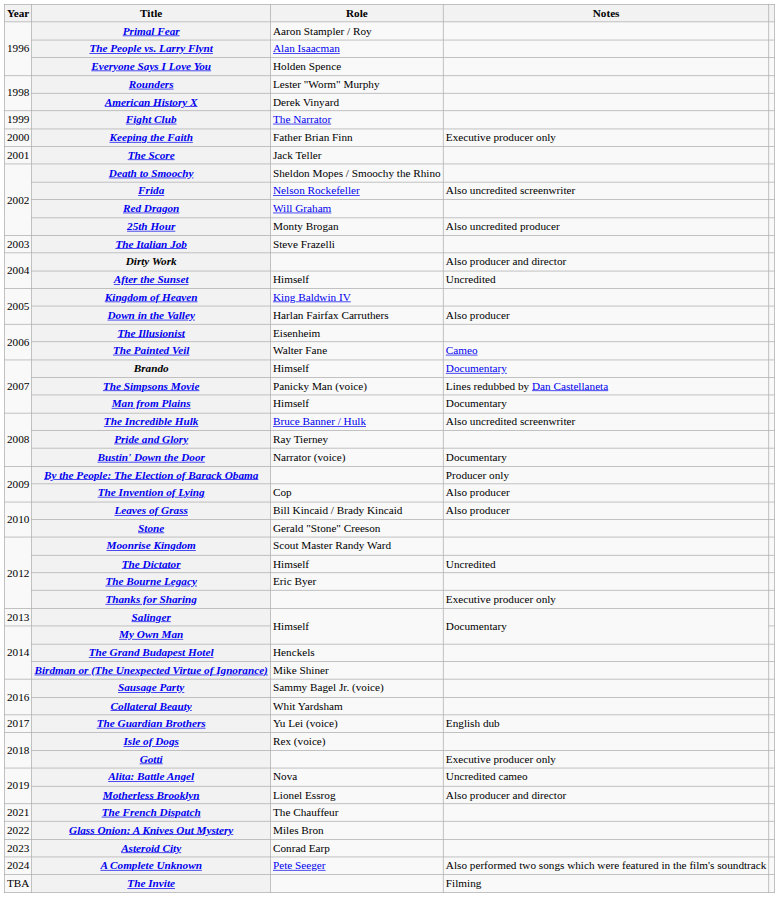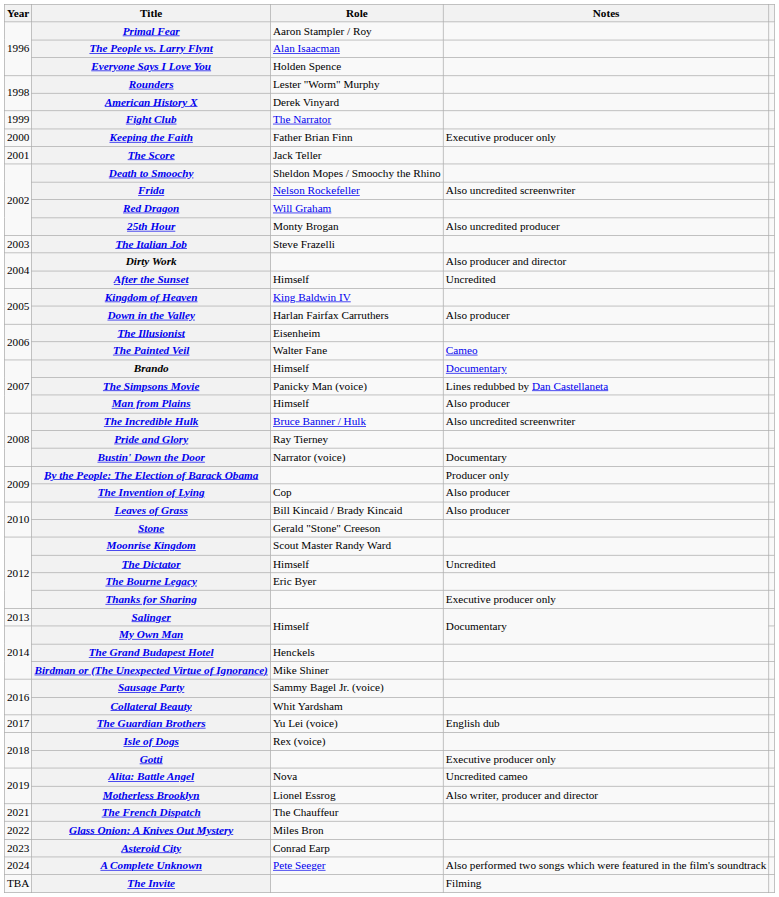(476, 404) Documentary -> (478, 404) Also producer
(506, 794) Also producer and director -> (522, 794) Also writer, producer and director
